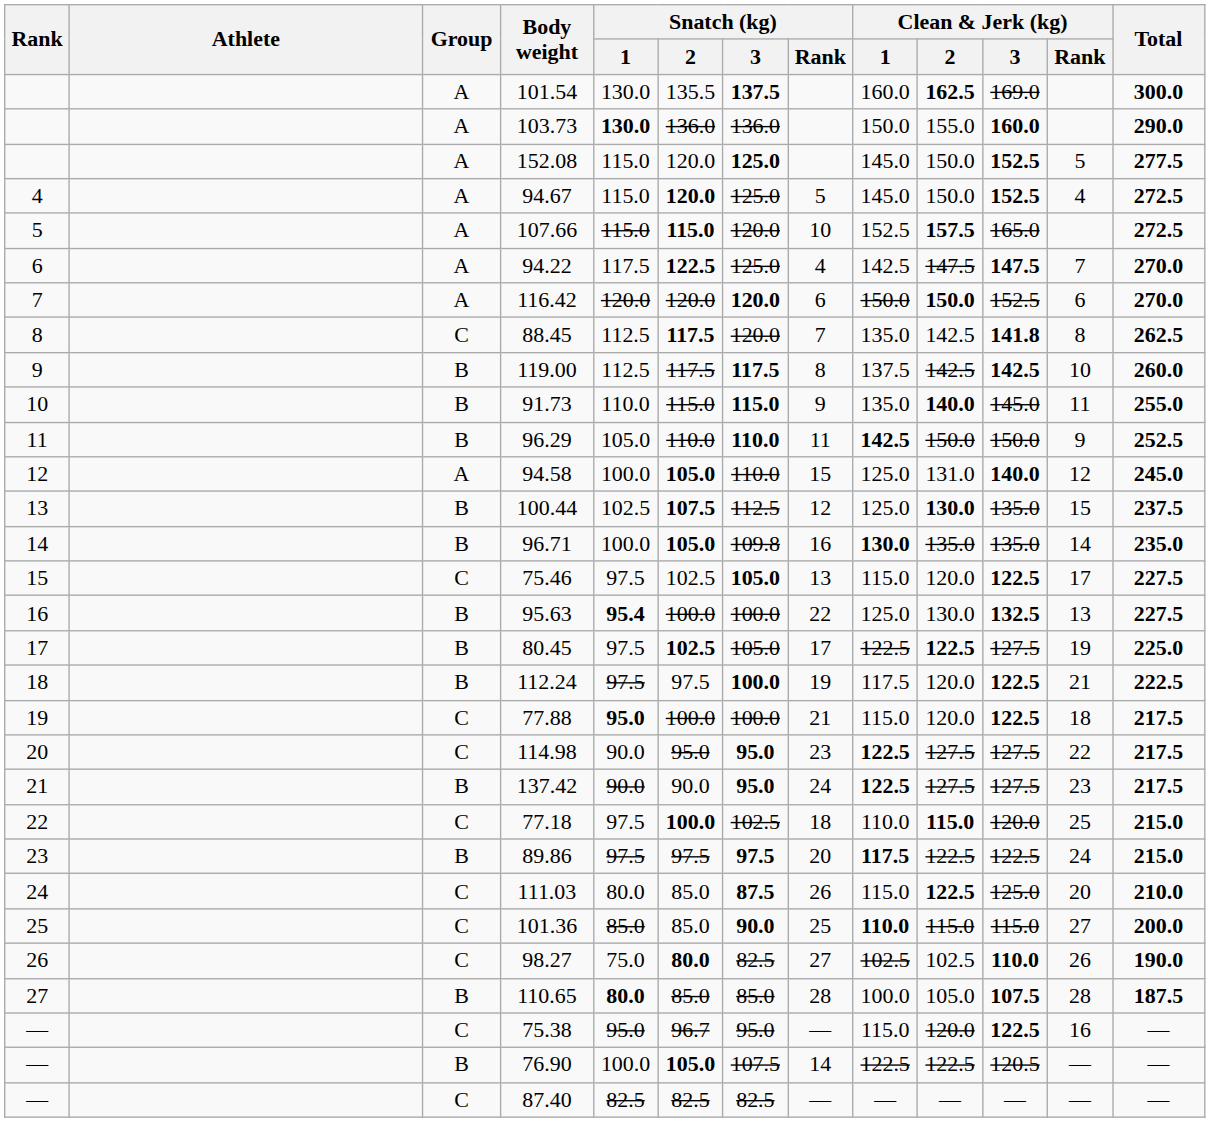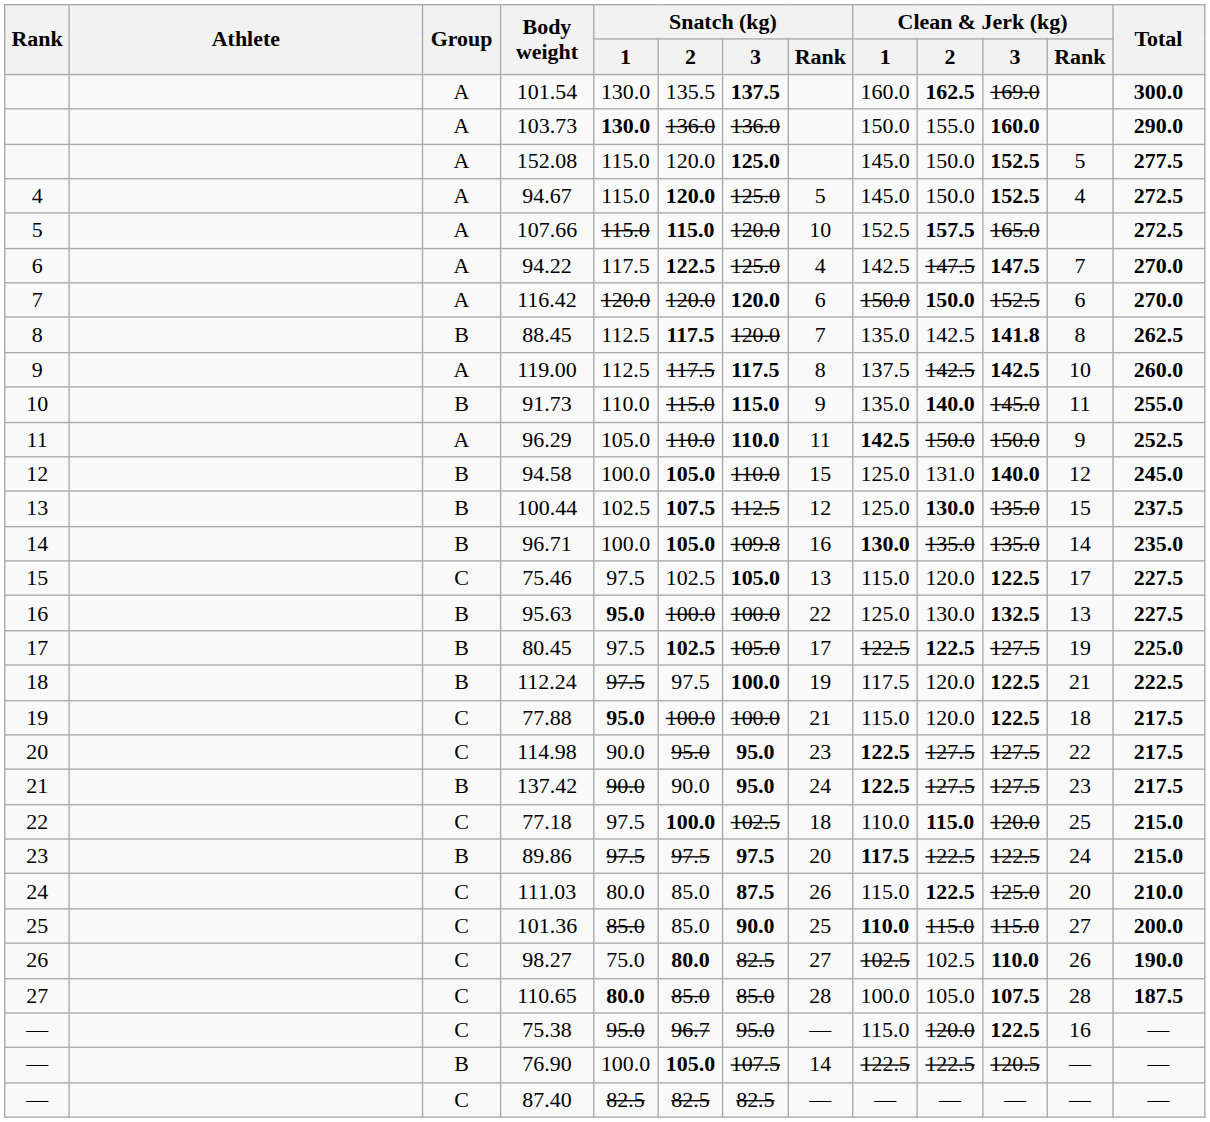(461, 334) C -> (461, 334) B
(461, 369) B -> (461, 369) A
(461, 439) B -> (461, 439) A
(461, 473) A -> (461, 473) B
(626, 612) 95.4 -> (626, 612) 95.0
(461, 995) B -> (461, 995) C
